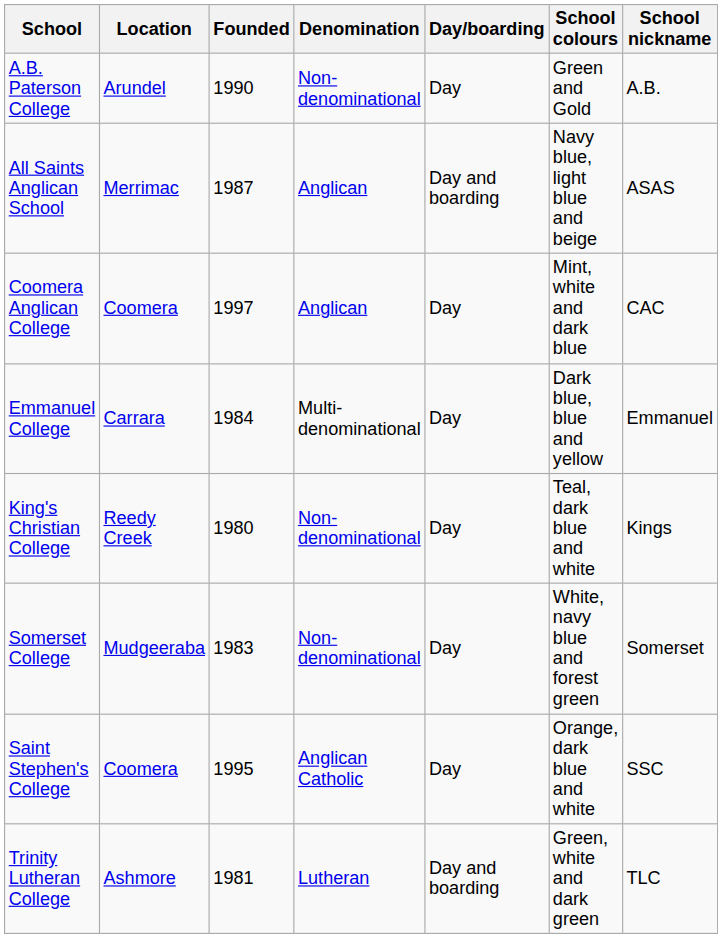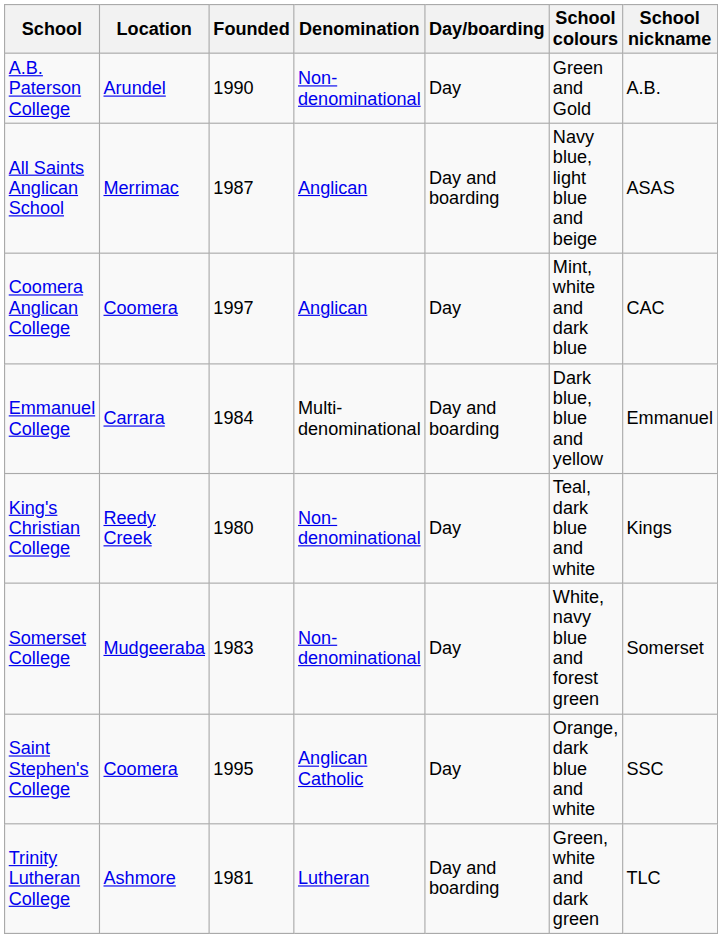(445, 418) Day -> (464, 418) Day and boarding
